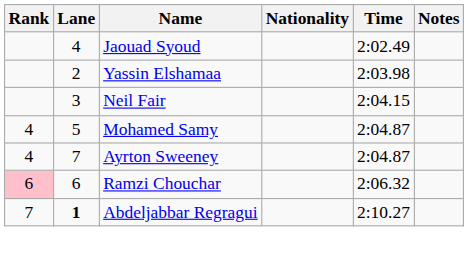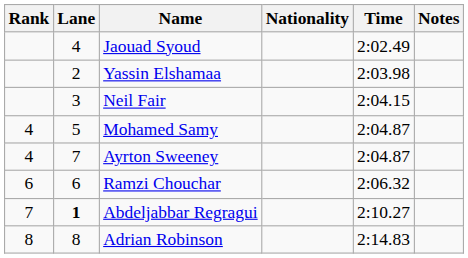(29, 184) pink background -> (29, 184) no background
+ row: (163, 239)
